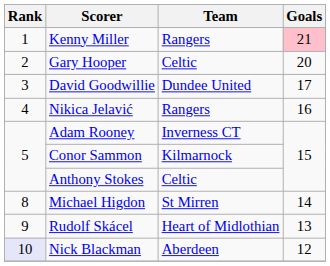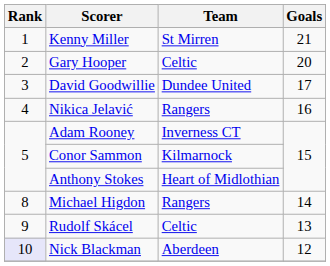(186, 39) Rangers -> (190, 39) St Mirren
(304, 39) pink background -> (304, 39) no background
(179, 179) Celtic -> (221, 179) Heart of Midlothian
(190, 202) St Mirren -> (186, 202) Rangers
(221, 226) Heart of Midlothian -> (179, 226) Celtic
